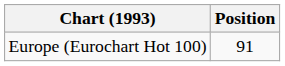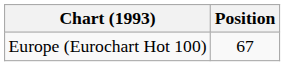(245, 46) 91 -> (245, 46) 67
